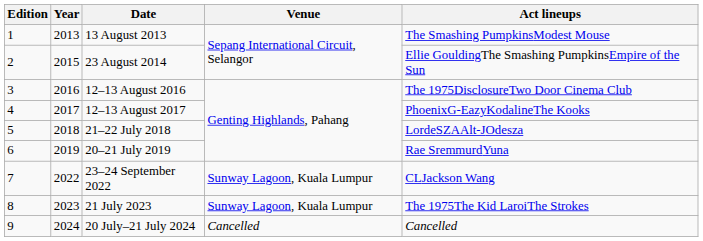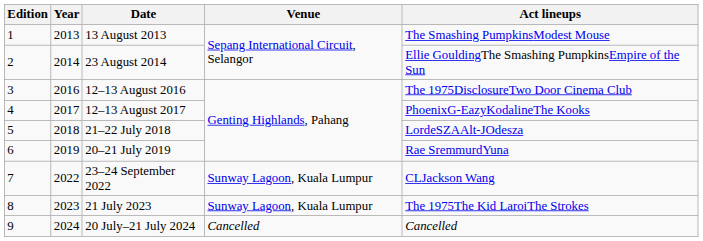(67, 62) 2015 -> (67, 62) 2014
